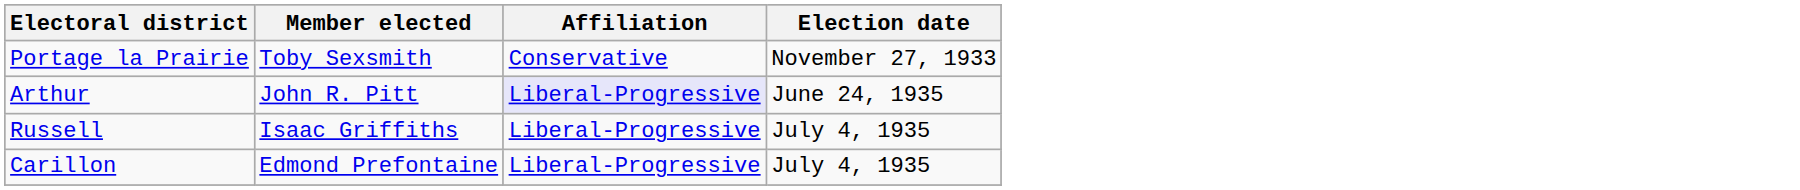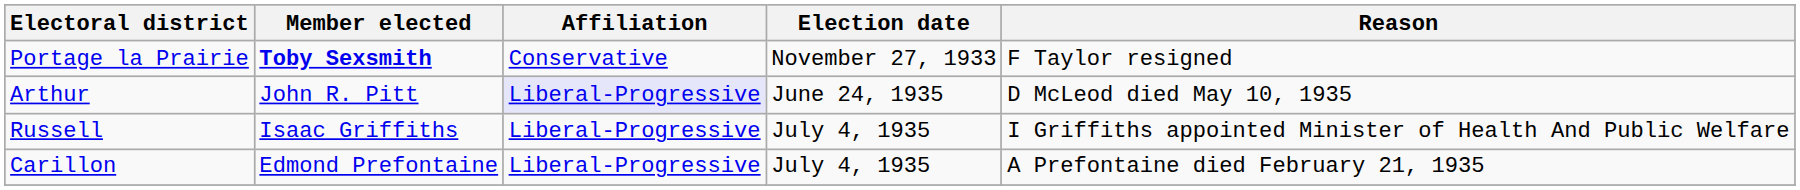+ column: (1398, 23)
(346, 59) normal -> (346, 59) bold
